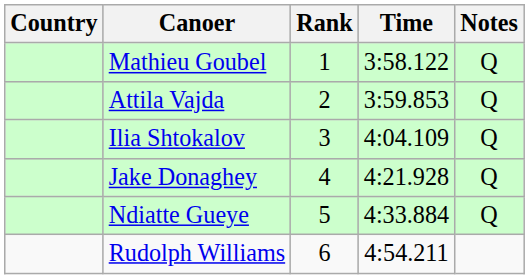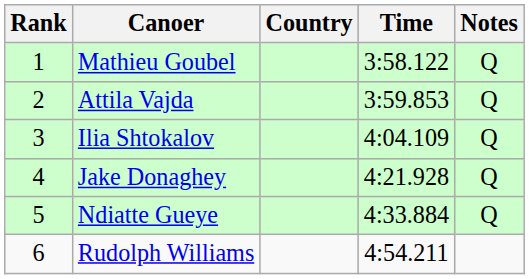columns swapped: (324, 23) <-> (54, 23)
